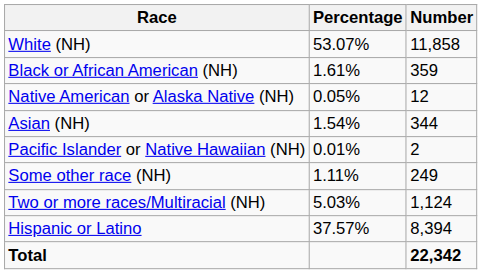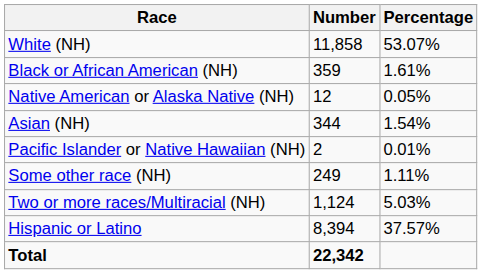columns swapped: (442, 17) <-> (358, 17)
